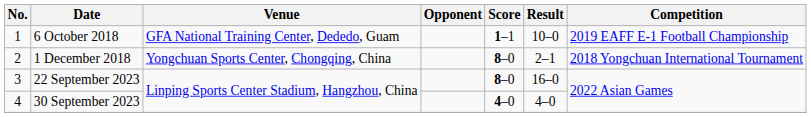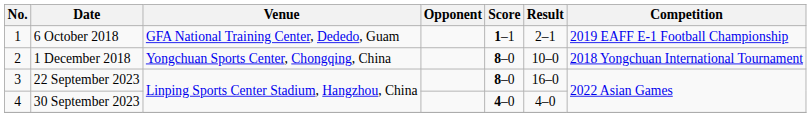(545, 36) 10–0 -> (545, 36) 2–1
(545, 58) 2–1 -> (545, 58) 10–0
